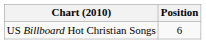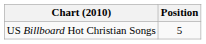(180, 30) 6 -> (180, 30) 5
